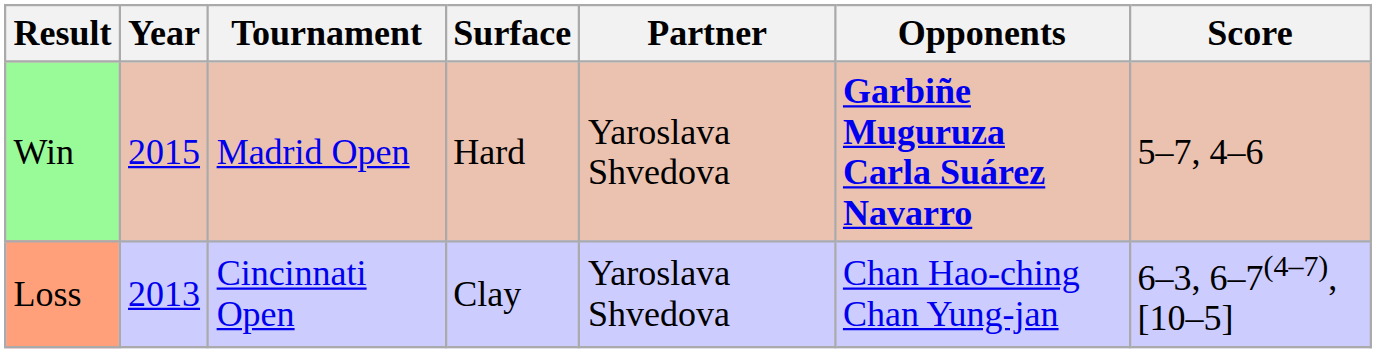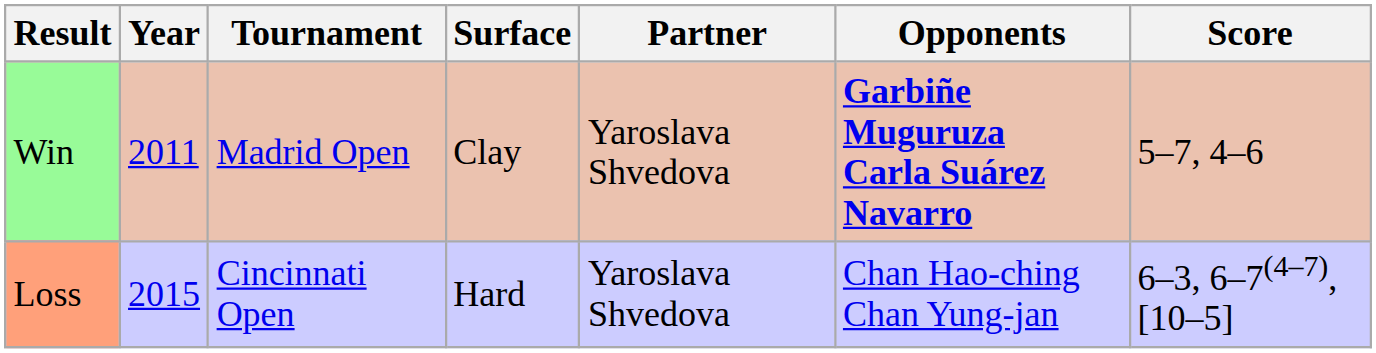(164, 150) 2015 -> (163, 150) 2011
(489, 150) Hard -> (487, 150) Clay
(164, 293) 2013 -> (164, 293) 2015
(487, 293) Clay -> (489, 293) Hard
